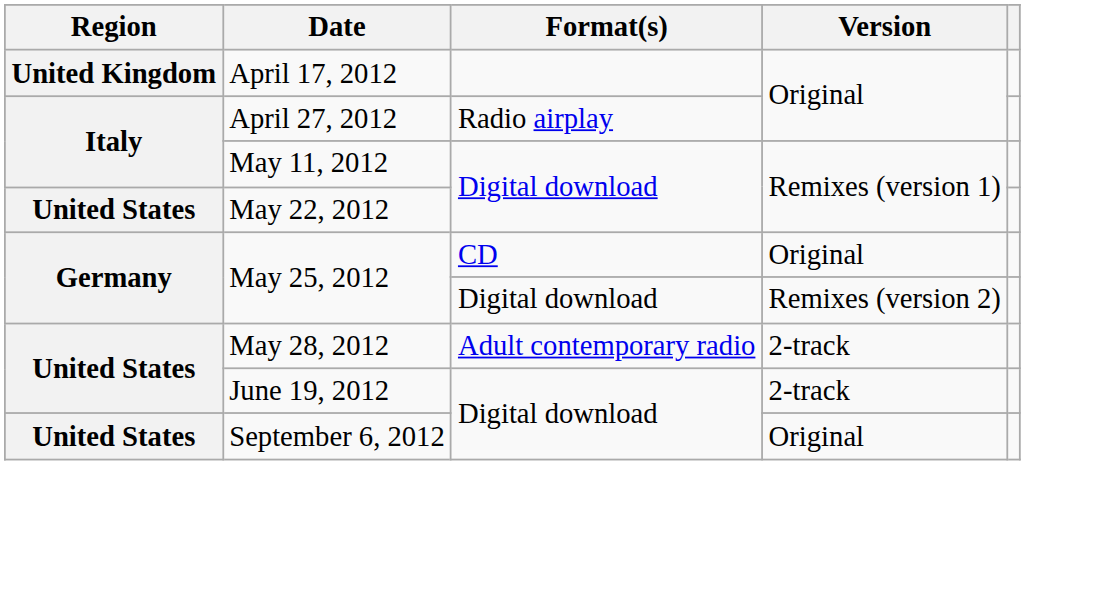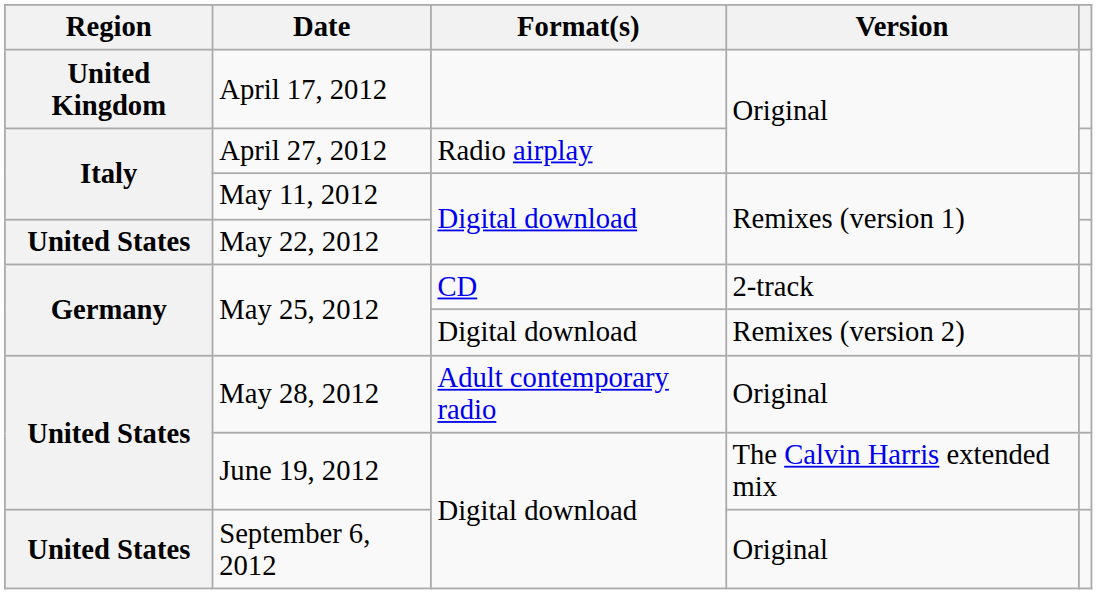(816, 254) Original -> (773, 286) 2-track
(809, 345) 2-track -> (780, 393) Original
(809, 390) 2-track -> (891, 471) The Calvin Harris extended mix
